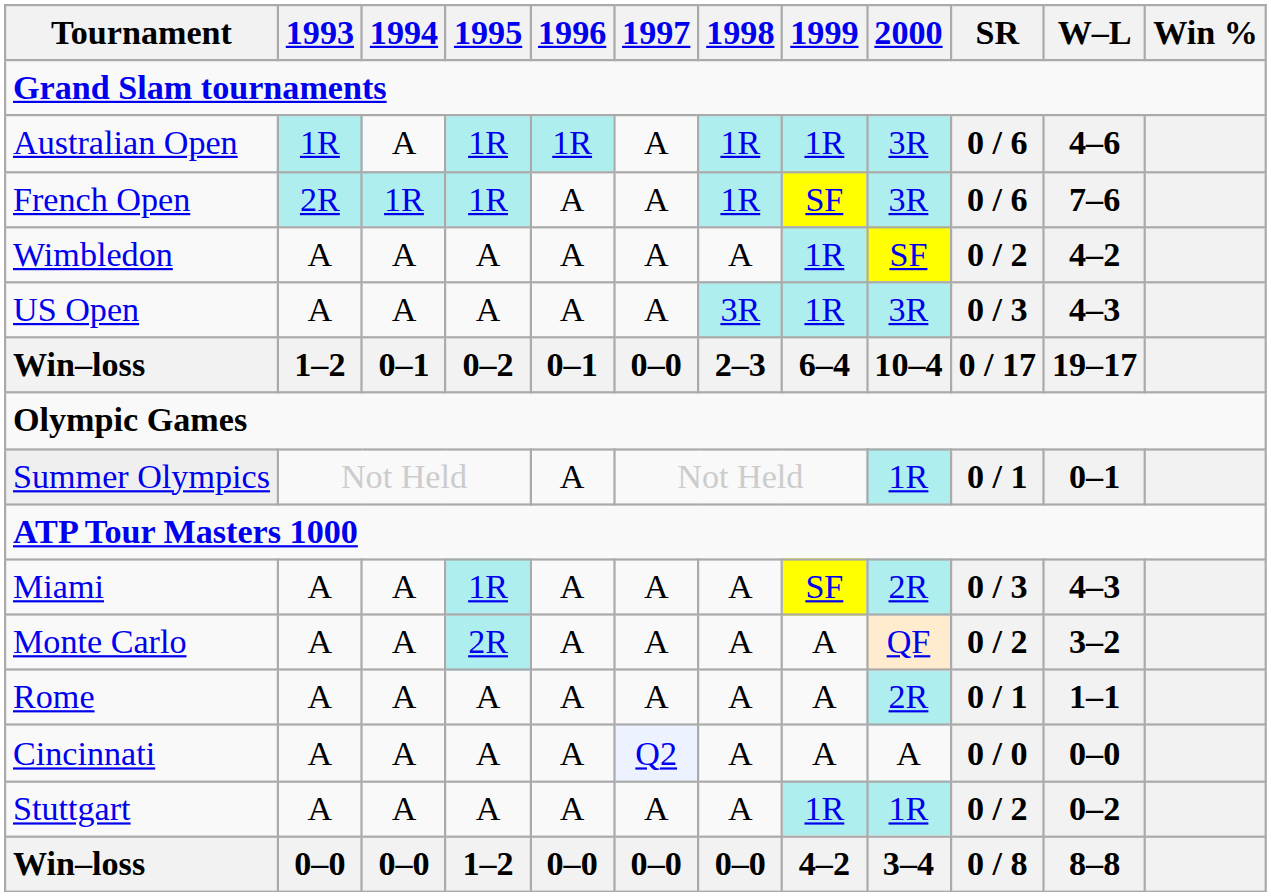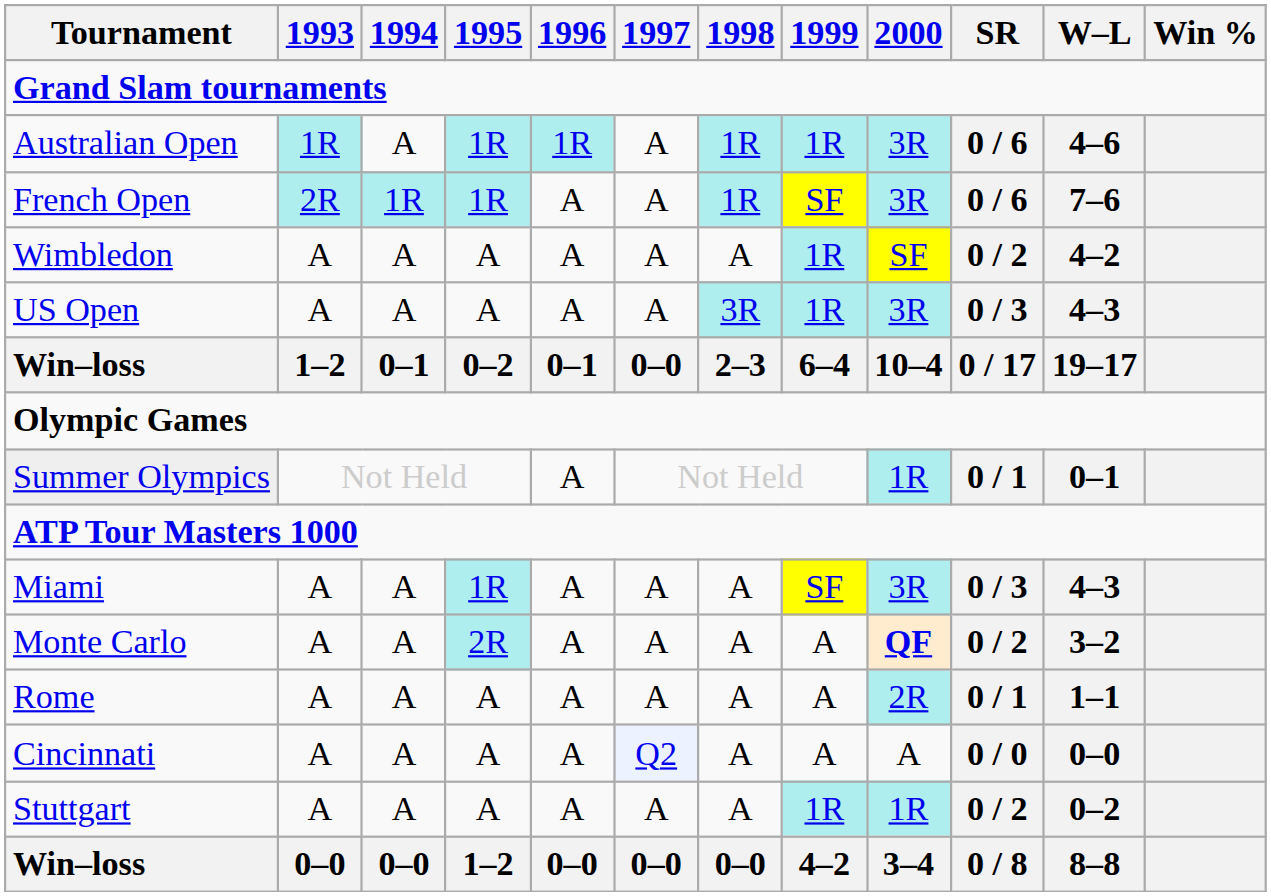(908, 585) 2R -> (908, 585) 3R
(908, 641) normal -> (908, 641) bold
